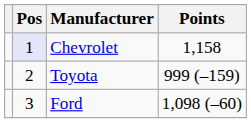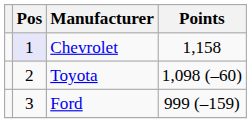(202, 75) 999 (–159) -> (202, 75) 1,098 (–60)
(202, 103) 1,098 (–60) -> (202, 103) 999 (–159)
